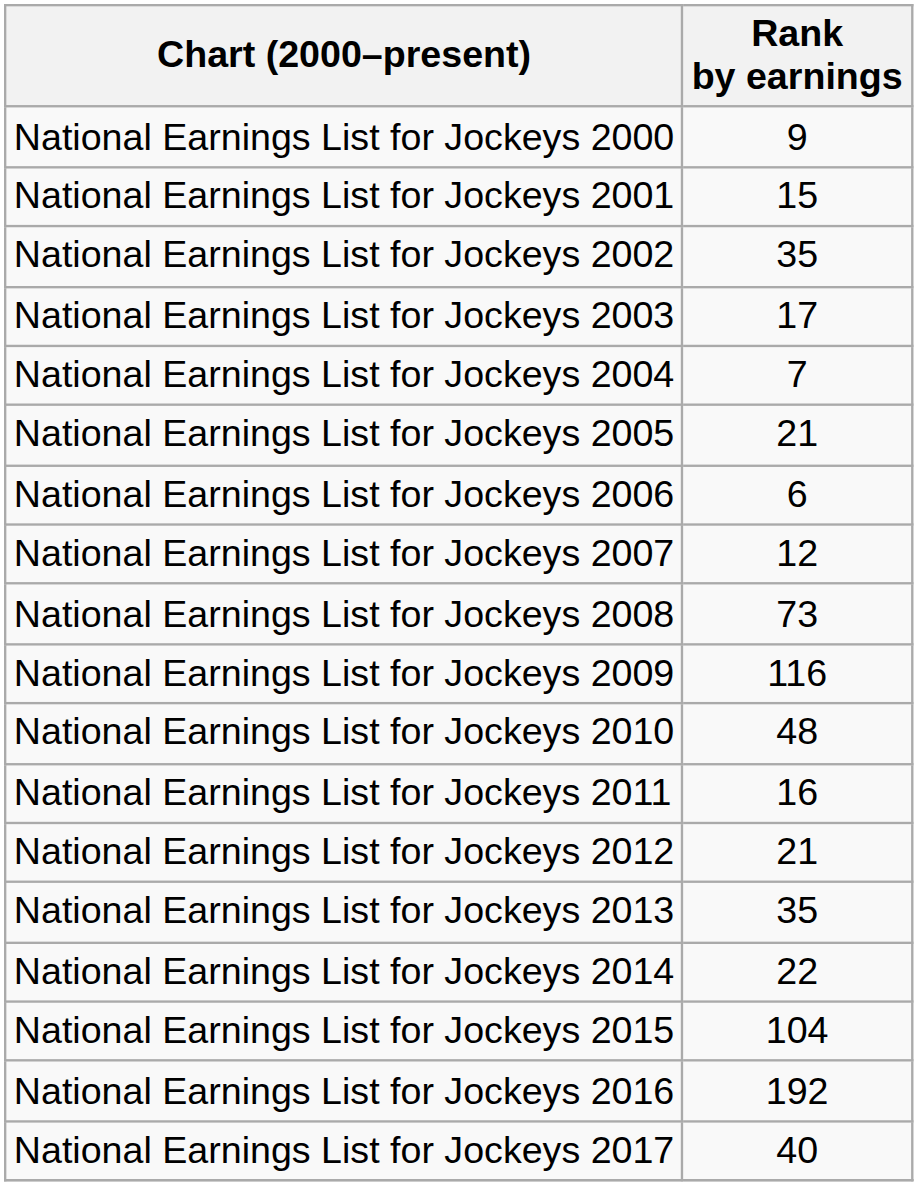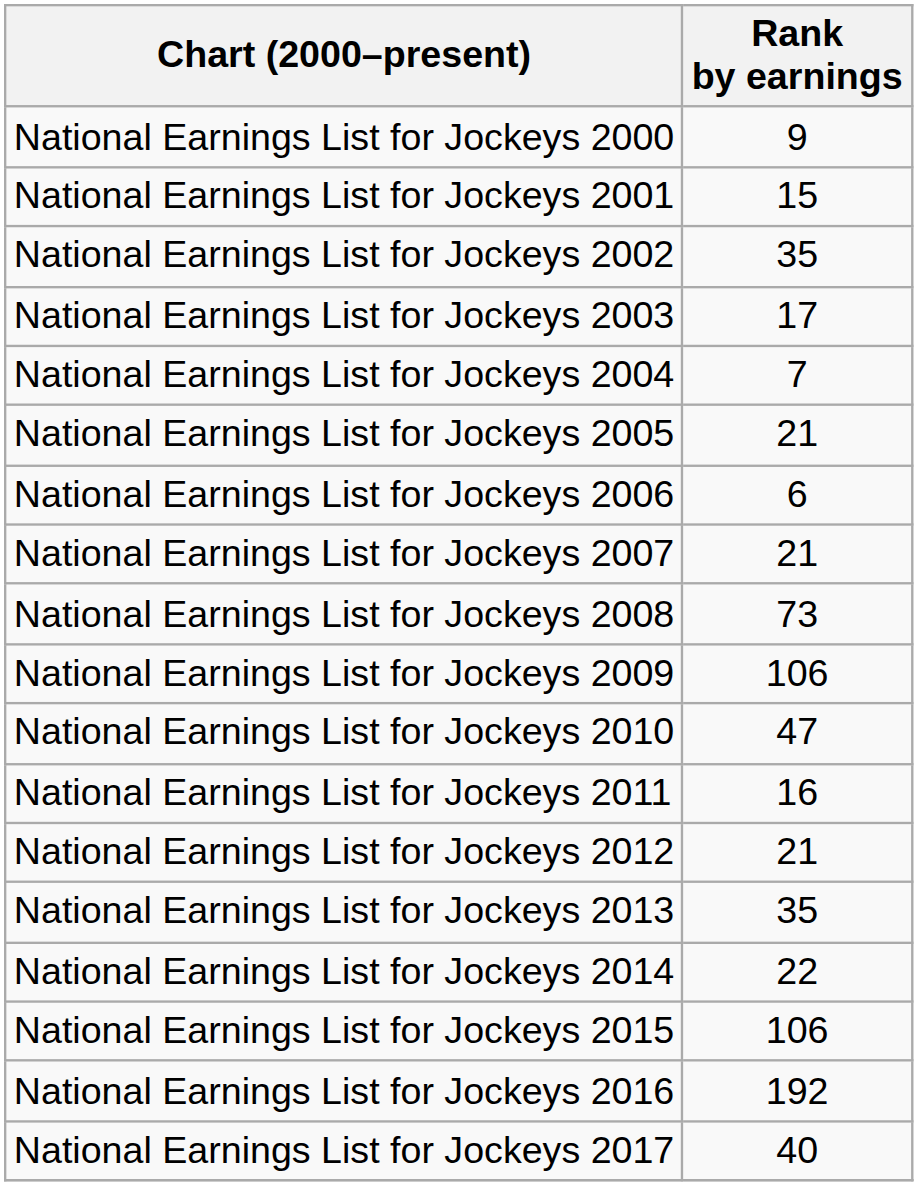(797, 553) 12 -> (797, 553) 21
(797, 672) 116 -> (797, 672) 106
(797, 732) 48 -> (797, 732) 47
(797, 1030) 104 -> (797, 1030) 106
